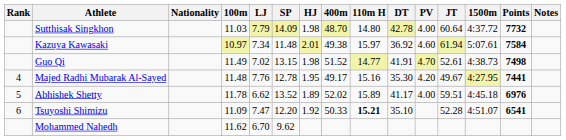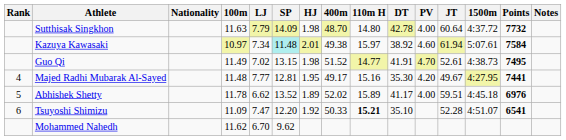(236, 28) 11.03 -> (236, 28) 11.63
(286, 44) no background -> (286, 44) paleturquoise background
(402, 44) 36.92 -> (402, 44) 38.92
(516, 61) 7498 -> (516, 61) 7495
(261, 77) 7.76 -> (261, 77) 7.77
(286, 77) 12.78 -> (286, 77) 12.81
